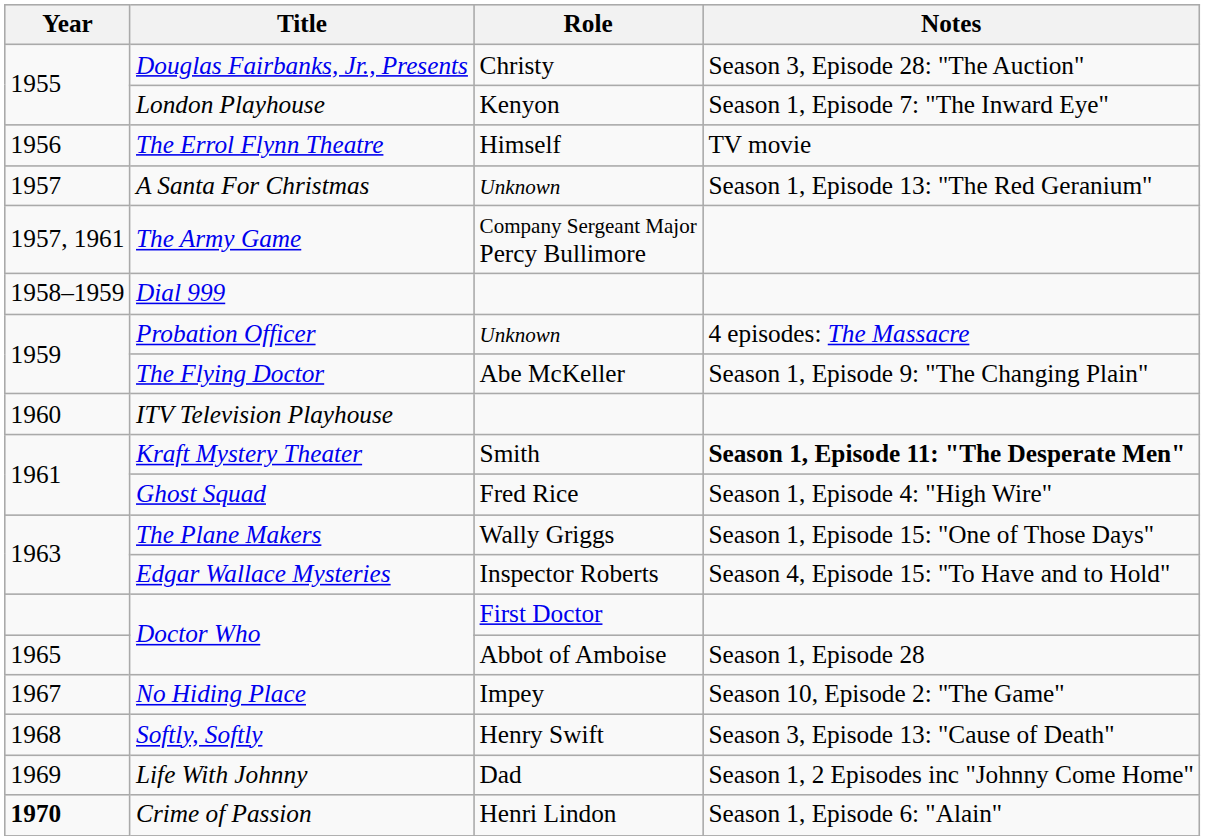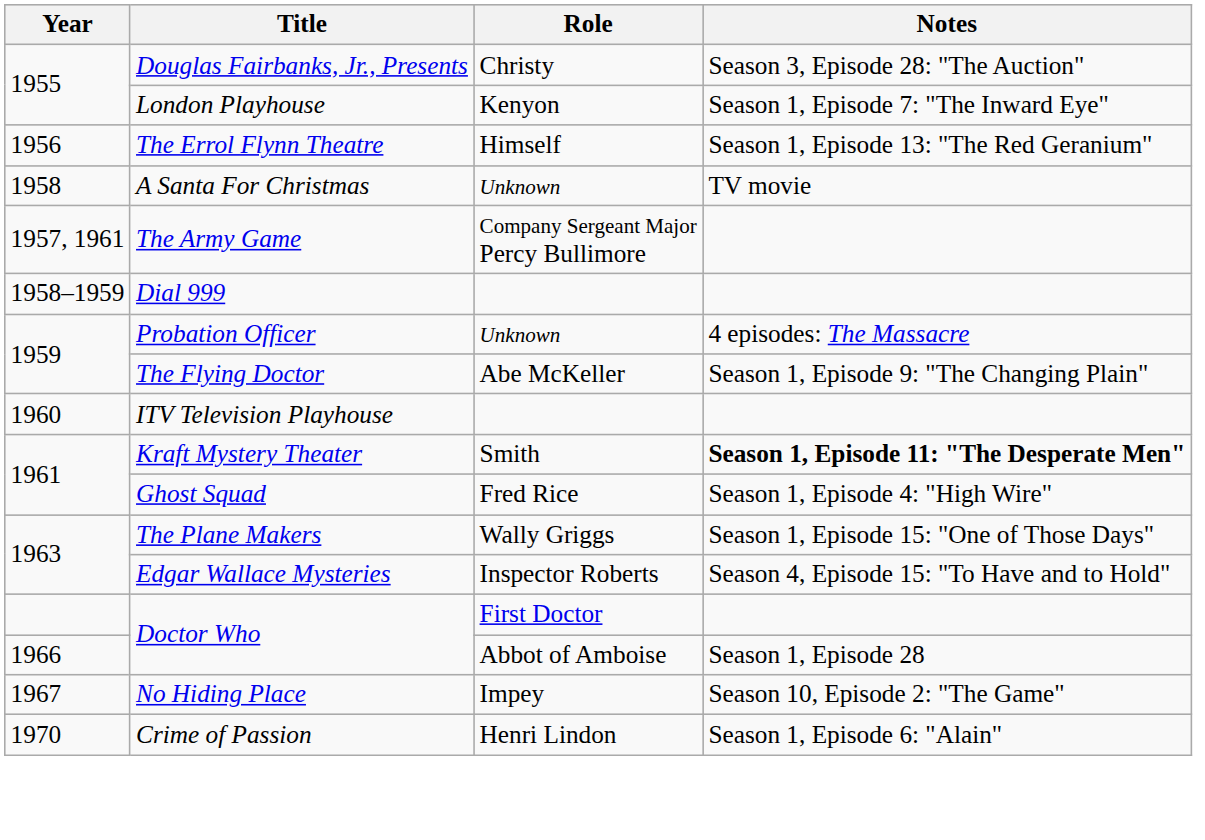(760, 144) TV movie -> (930, 144) Season 1, Episode 13: "The Red Geranium"
(36, 184) 1957 -> (36, 184) 1958
(930, 184) Season 1, Episode 13: "The Red Geranium" -> (760, 184) TV movie
(36, 654) 1965 -> (36, 654) 1966
- row: (199, 734)
- row: (222, 774)
(36, 814) bold -> (36, 734) normal
